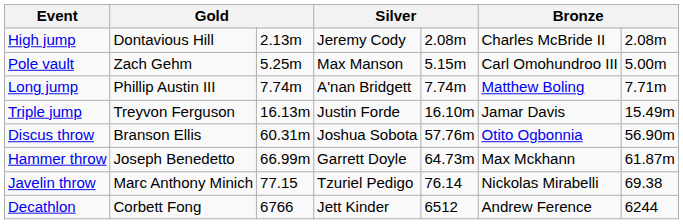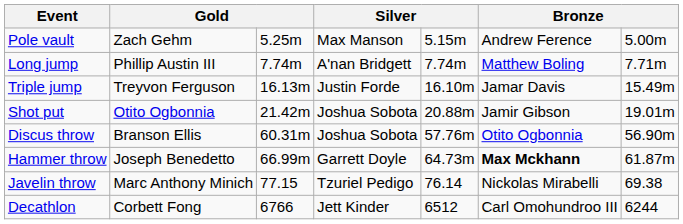- row: (42, 40)
(550, 64) Carl Omohundroo III -> (537, 40) Andrew Ference
+ row: (36, 111)
(528, 159) normal -> (531, 159) bold
(537, 207) Andrew Ference -> (550, 207) Carl Omohundroo III
